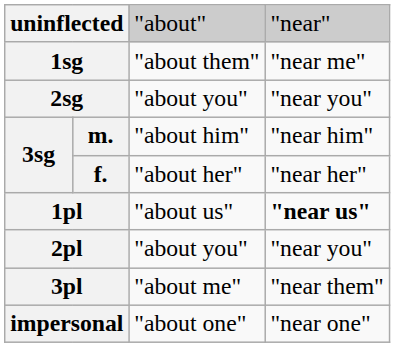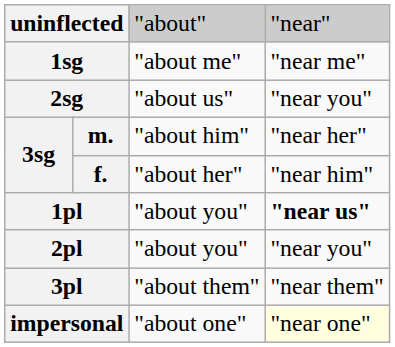(197, 60) "about them" -> (188, 60) "about me"
(191, 98) "about you" -> (184, 98) "about us"
(322, 135) "near him" -> (319, 135) "near her"
(319, 173) "near her" -> (322, 173) "near him"
(184, 211) "about us" -> (191, 211) "about you"
(188, 286) "about me" -> (197, 286) "about them"
(321, 323) no background -> (321, 323) lightyellow background
